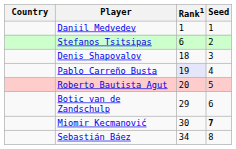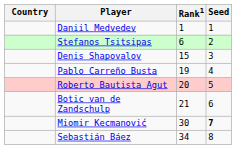(184, 56) 18 -> (184, 56) 15
(184, 70) lavender background -> (184, 70) no background
(184, 104) 29 -> (184, 104) 21
